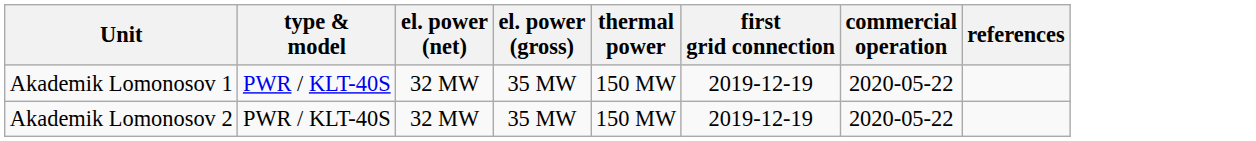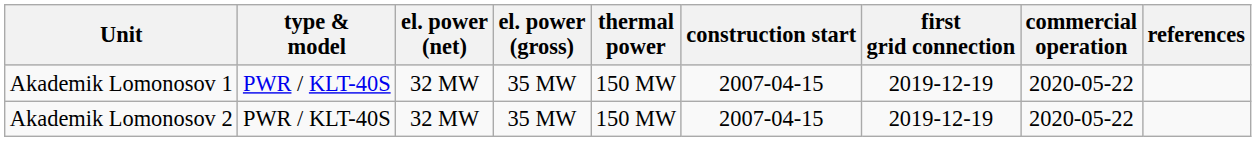+ column: (771, 34)
